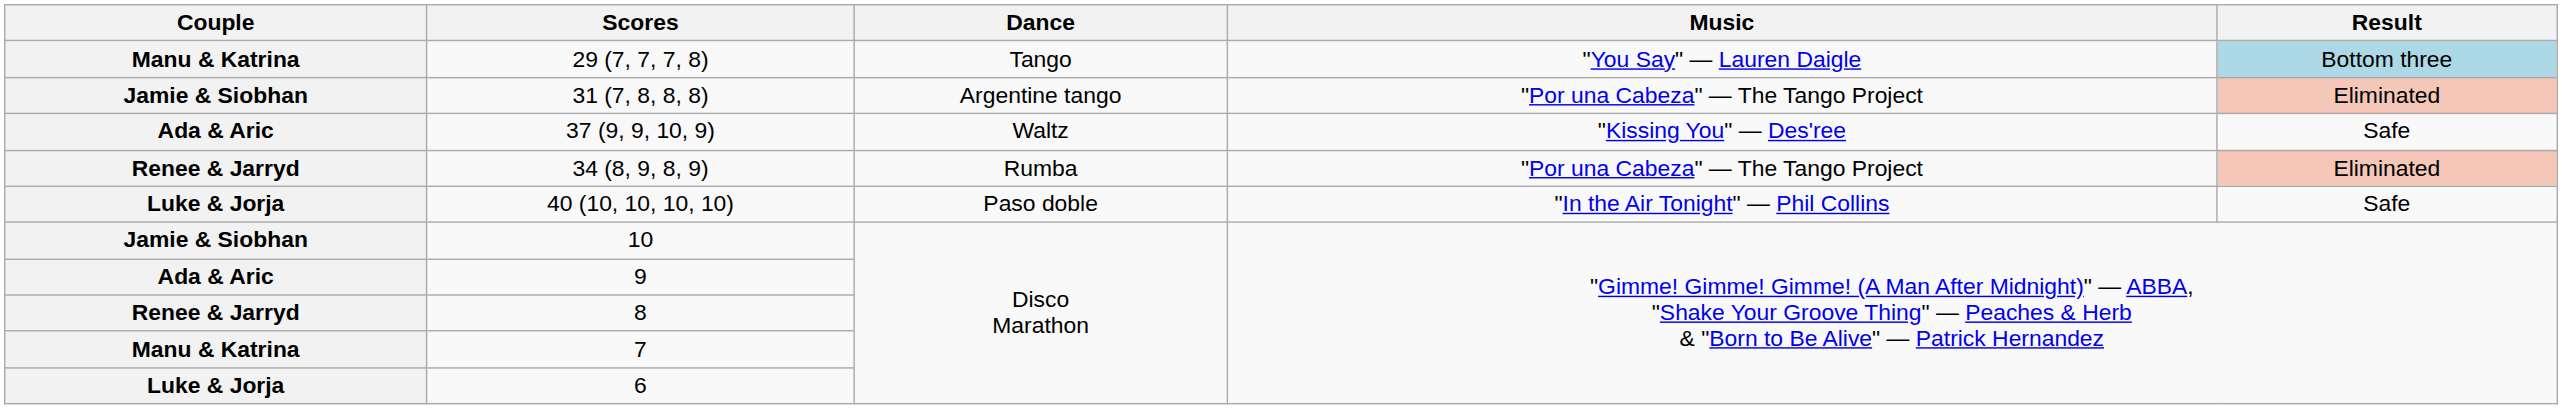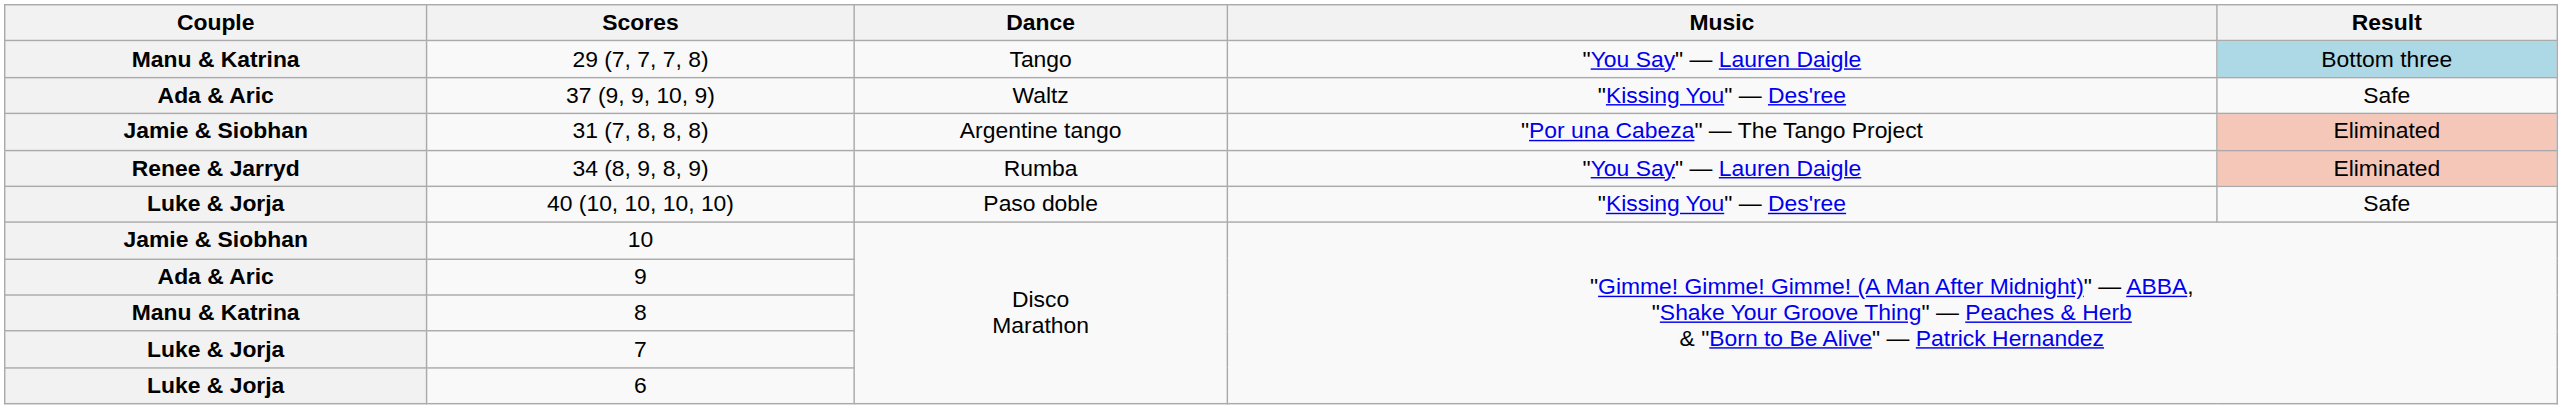rows swapped: (640, 131) <-> (640, 95)
(1722, 167) "Por una Cabeza" — The Tango Project -> (1722, 167) "You Say" — Lauren Daigle
(1722, 204) "In the Air Tonight" — Phil Collins -> (1722, 204) "Kissing You" — Des'ree
(216, 312) Renee & Jarryd -> (216, 312) Manu & Katrina
(216, 349) Manu & Katrina -> (216, 349) Luke & Jorja
